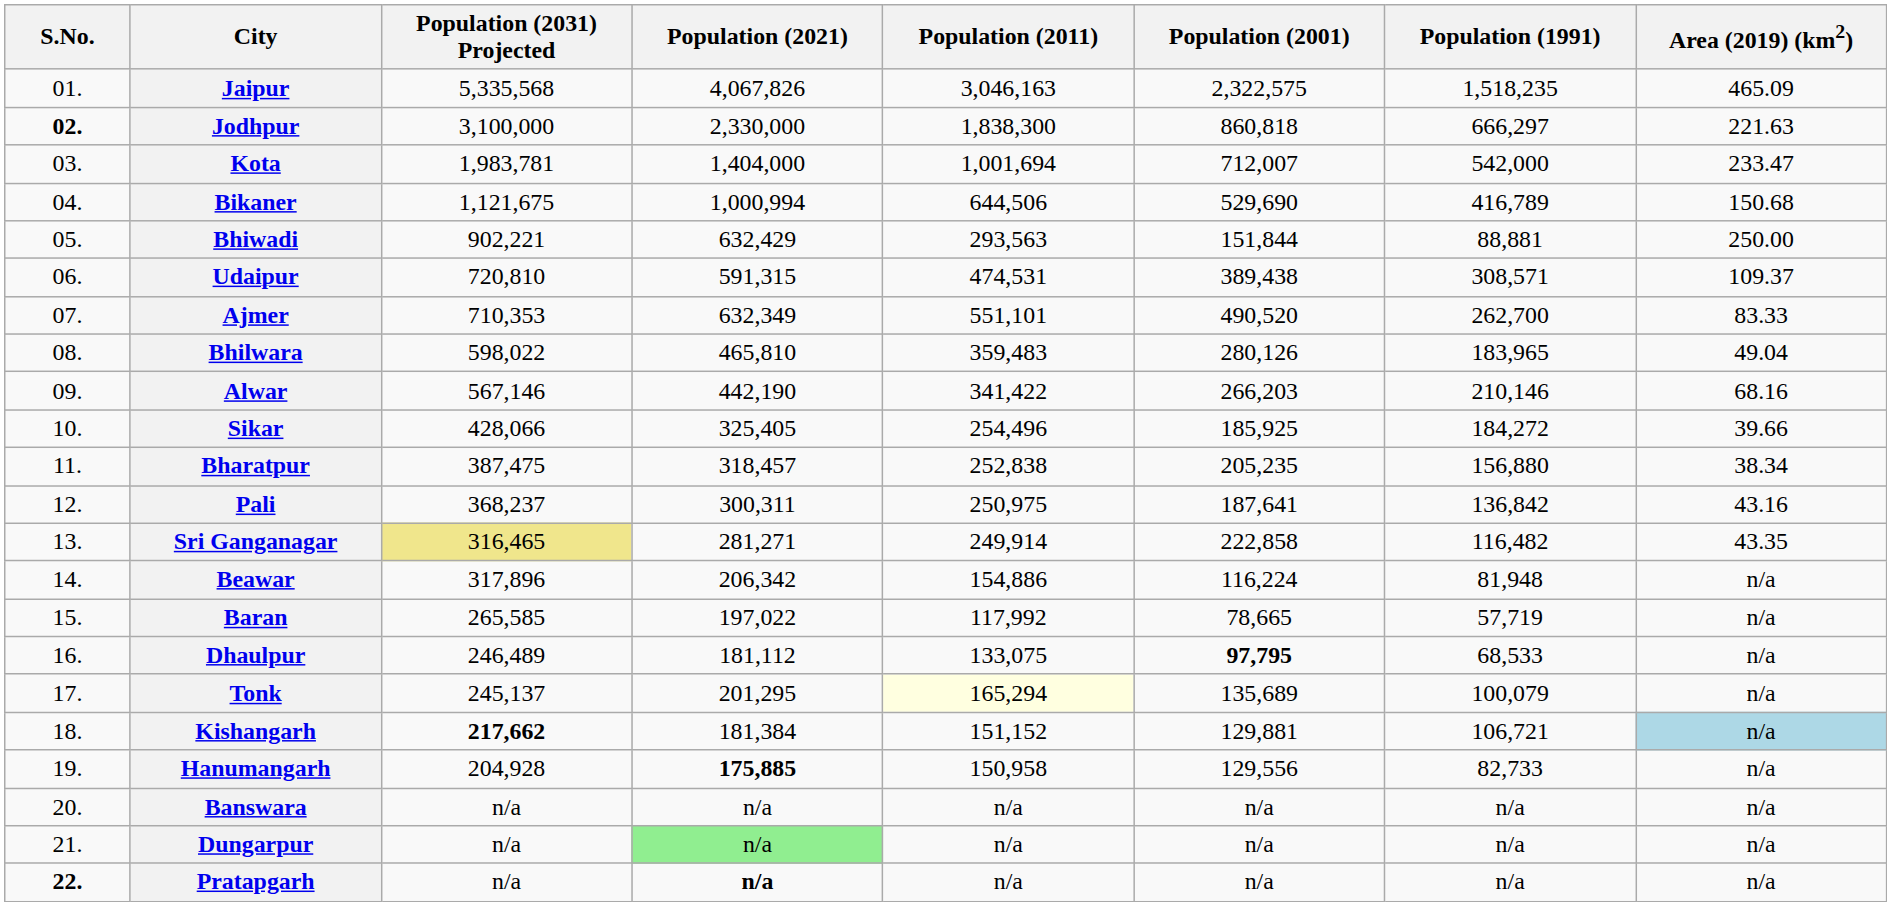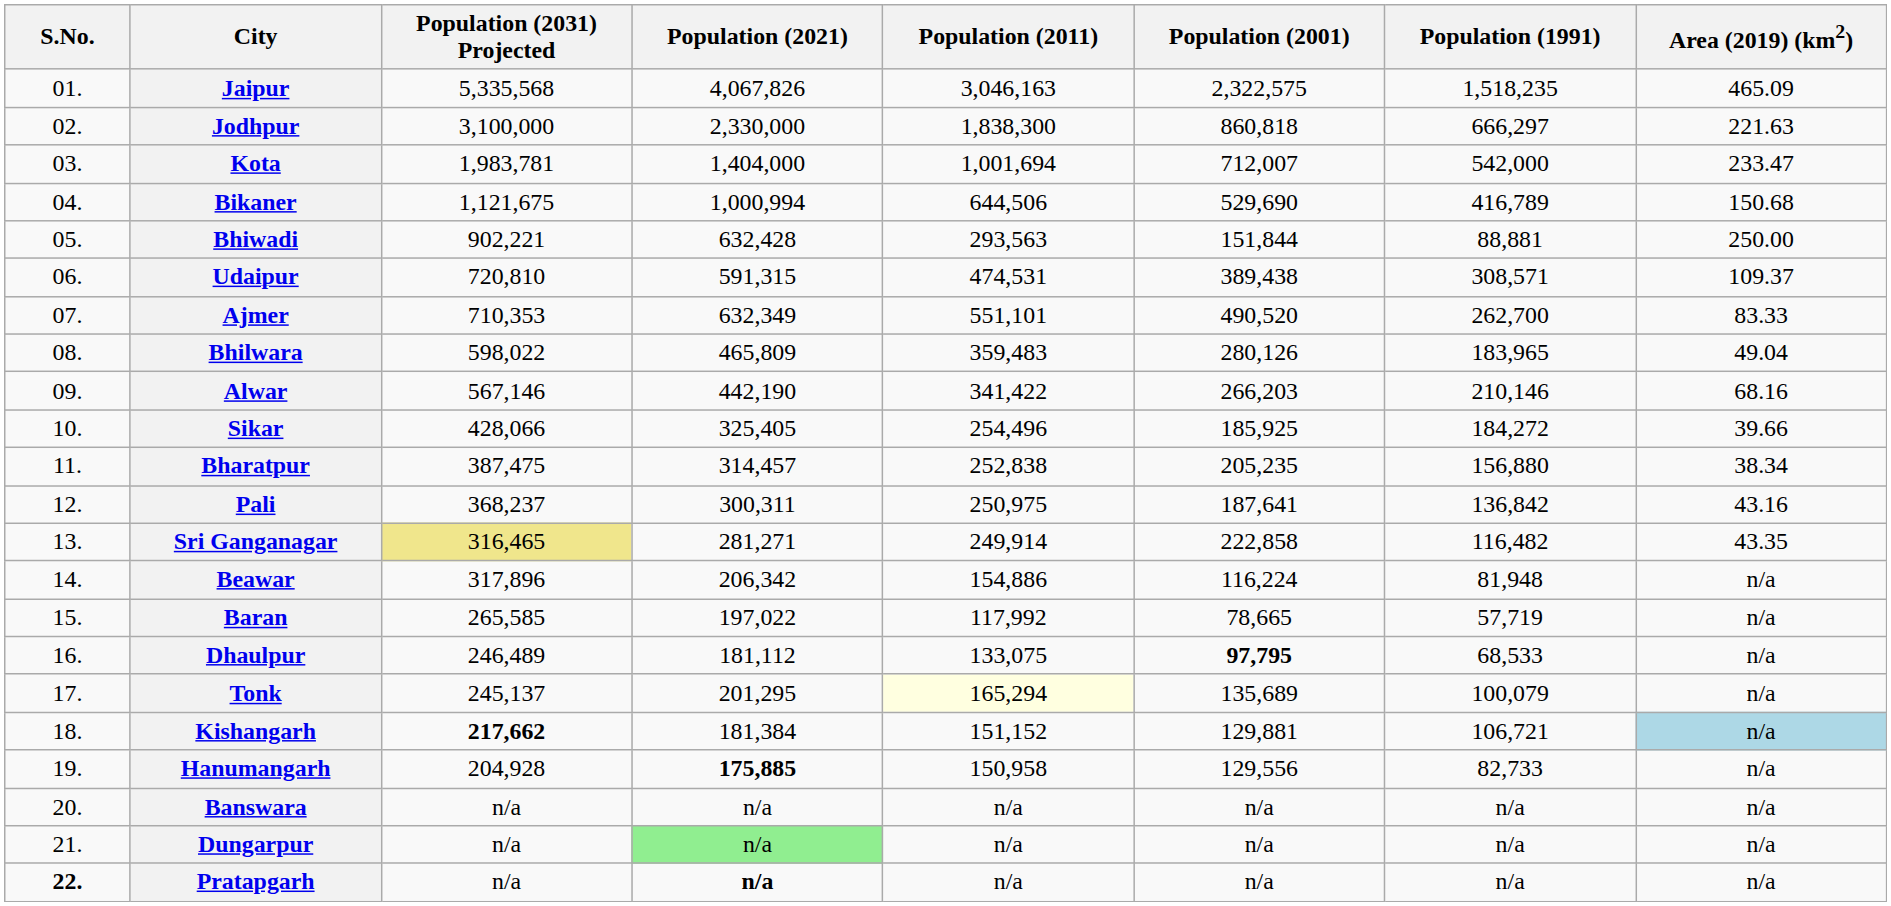(67, 125) bold -> (67, 125) normal
(757, 239) 632,429 -> (757, 239) 632,428
(757, 352) 465,810 -> (757, 352) 465,809
(757, 466) 318,457 -> (757, 466) 314,457
